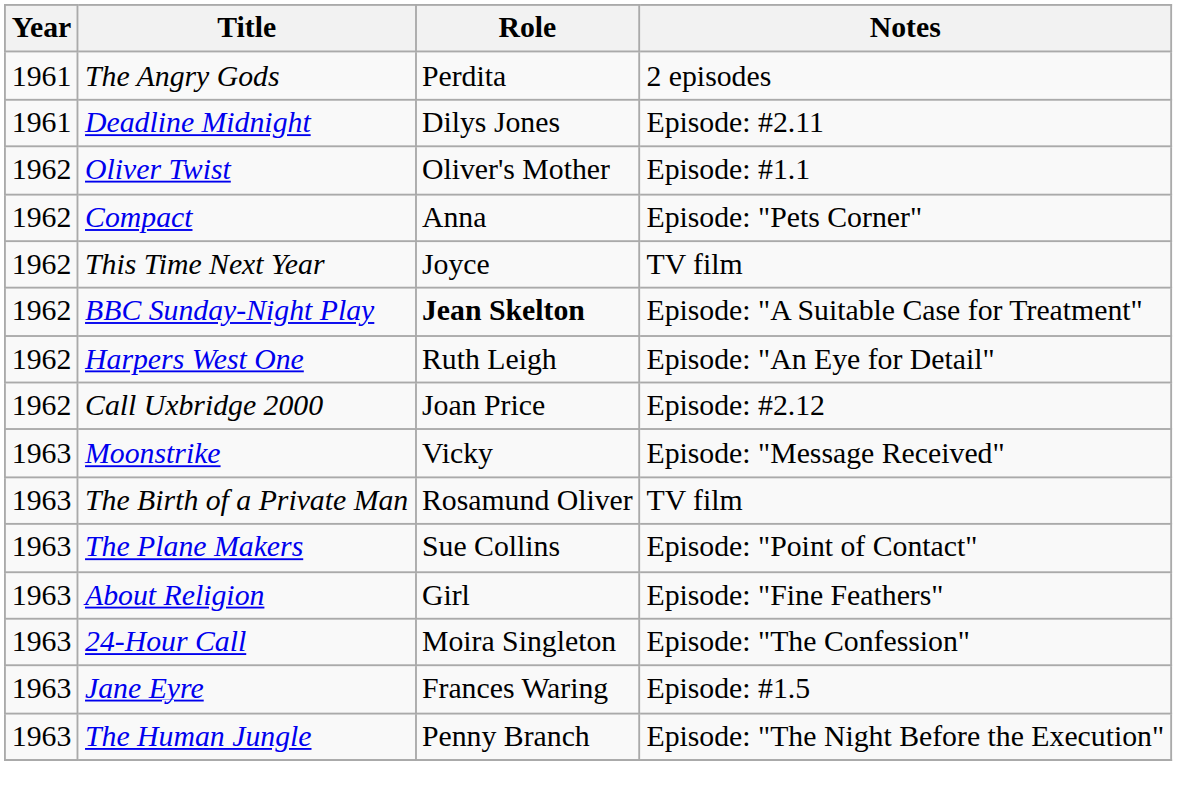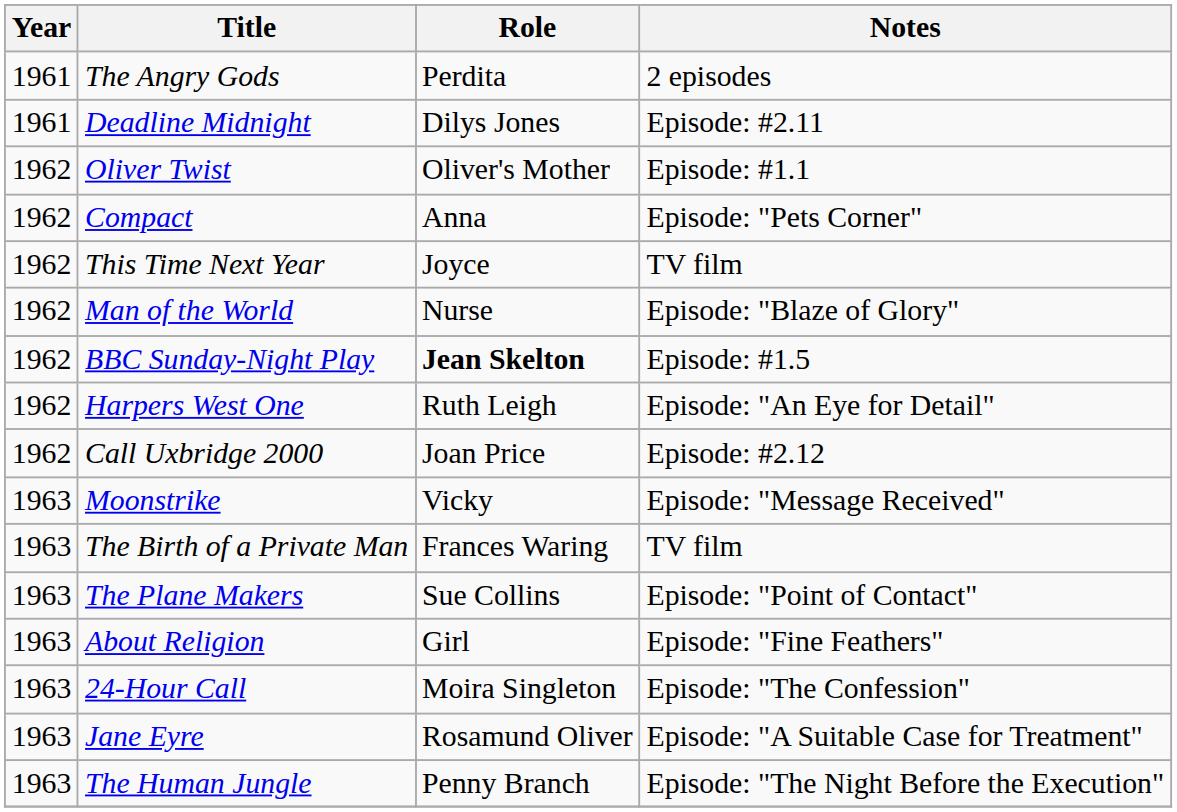+ row: (189, 311)
(895, 311) Episode: "A Suitable Case for Treatment" -> (728, 358) Episode: #1.5
(527, 500) Rosamund Oliver -> (515, 547) Frances Waring
(515, 688) Frances Waring -> (527, 736) Rosamund Oliver
(728, 688) Episode: #1.5 -> (895, 736) Episode: "A Suitable Case for Treatment"
